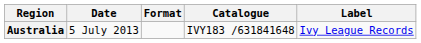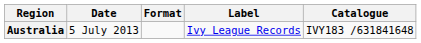columns swapped: (357, 13) <-> (241, 13)
